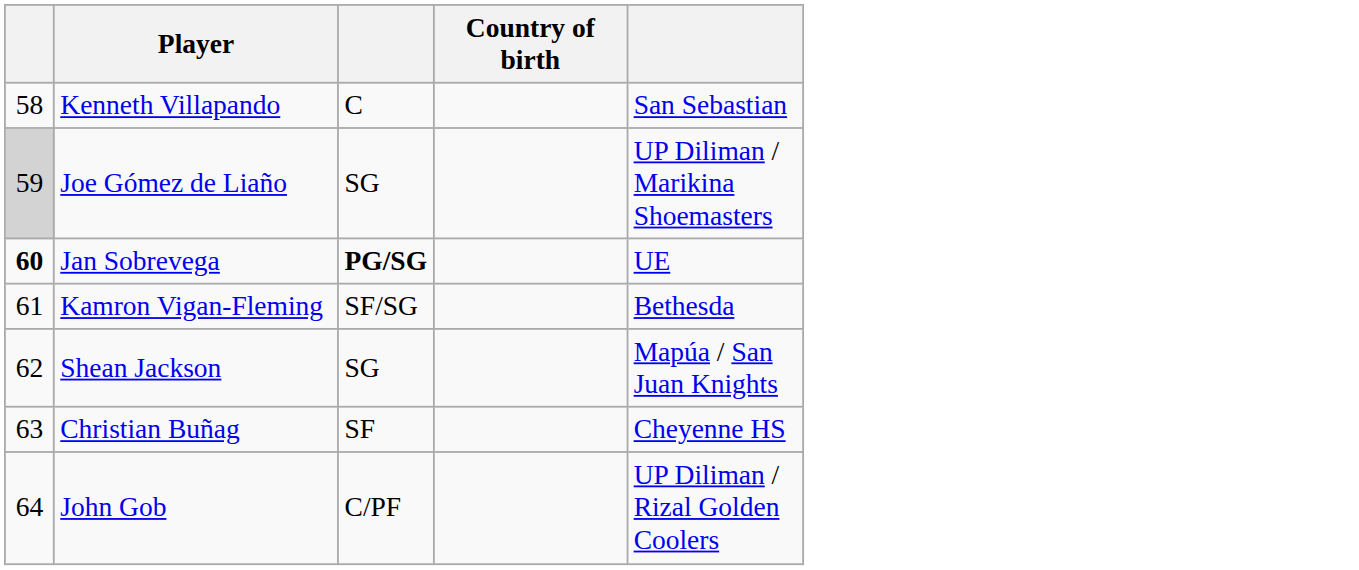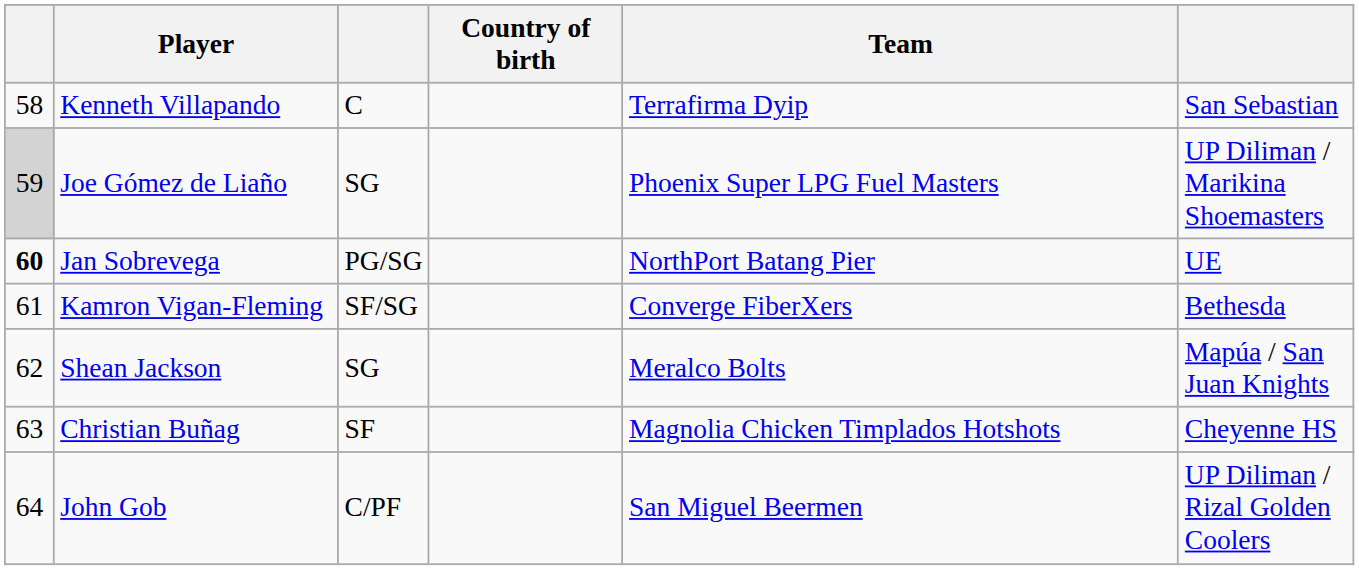+ column: (901, 43)
(386, 261) bold -> (384, 261) normal
